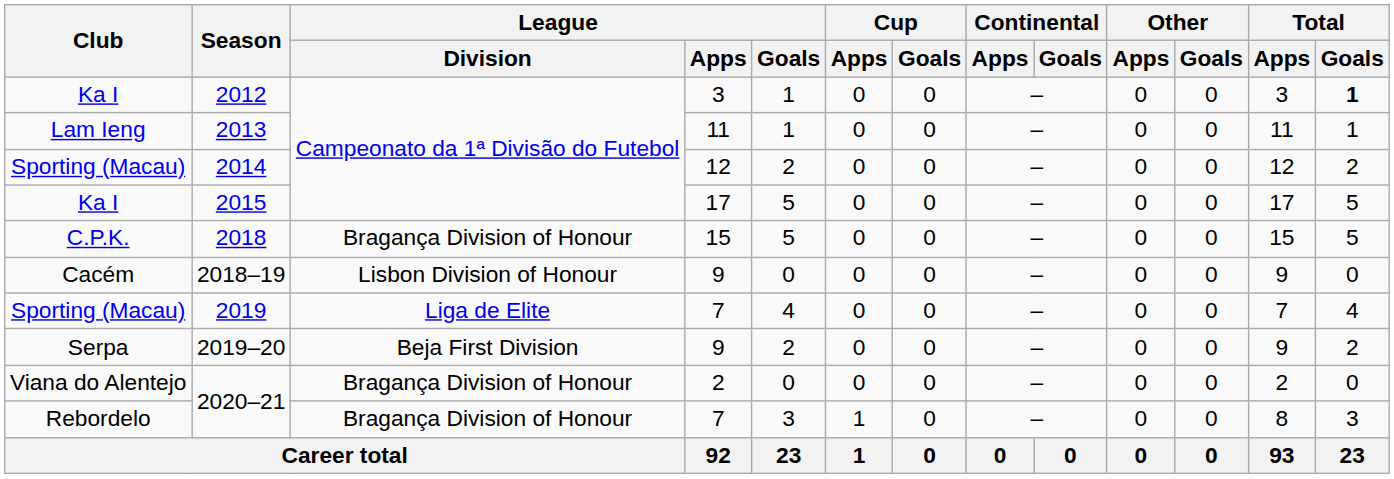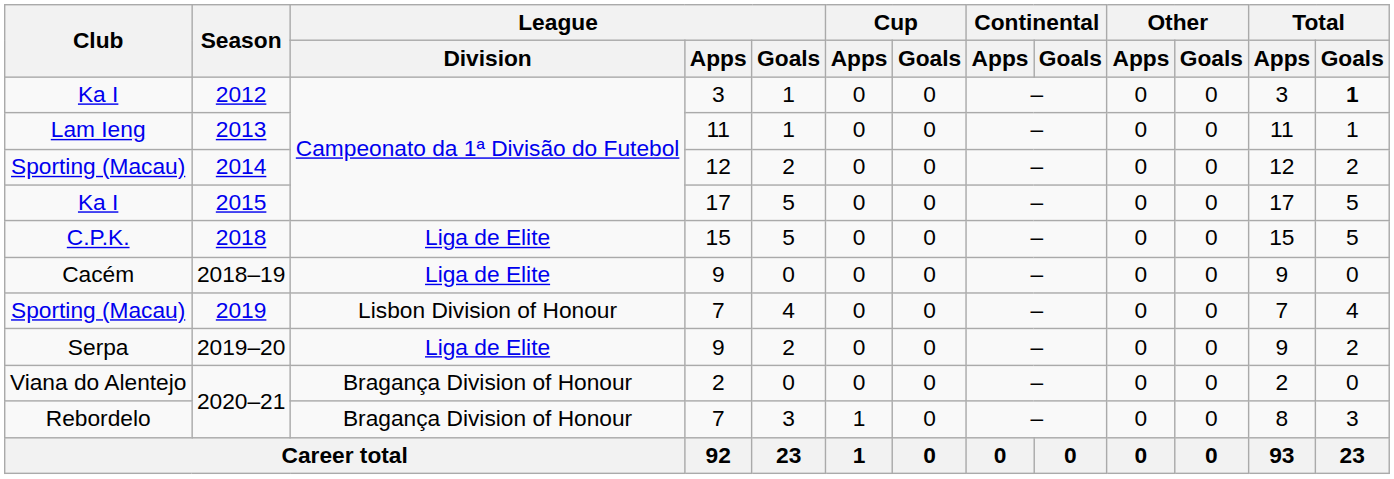(488, 238) Bragança Division of Honour -> (488, 238) Liga de Elite
(488, 274) Lisbon Division of Honour -> (488, 274) Liga de Elite
(488, 310) Liga de Elite -> (488, 310) Lisbon Division of Honour
(488, 346) Beja First Division -> (488, 346) Liga de Elite
